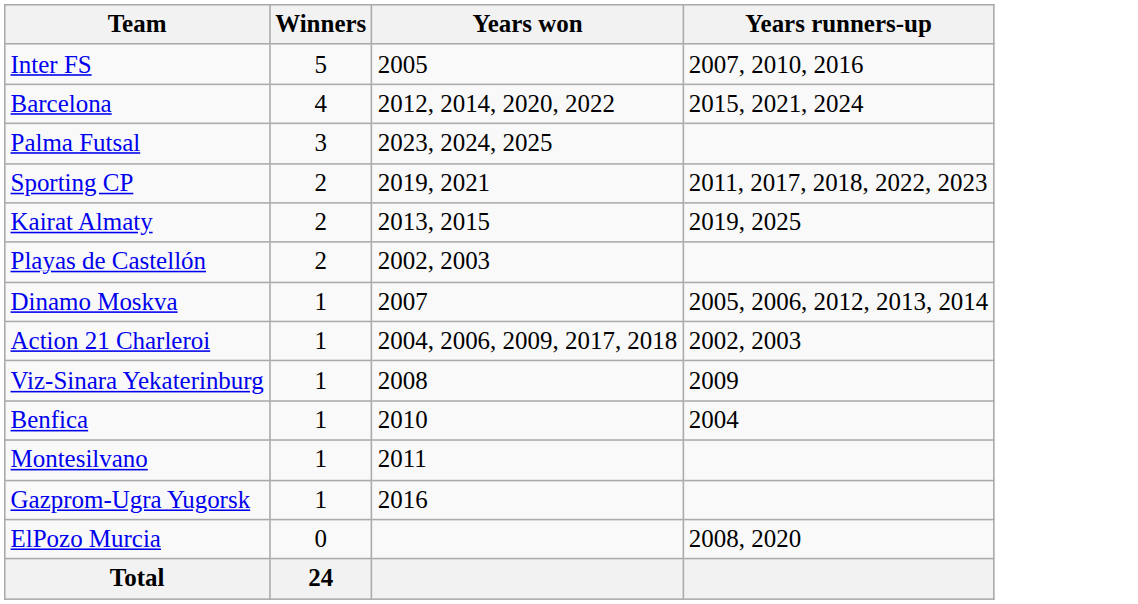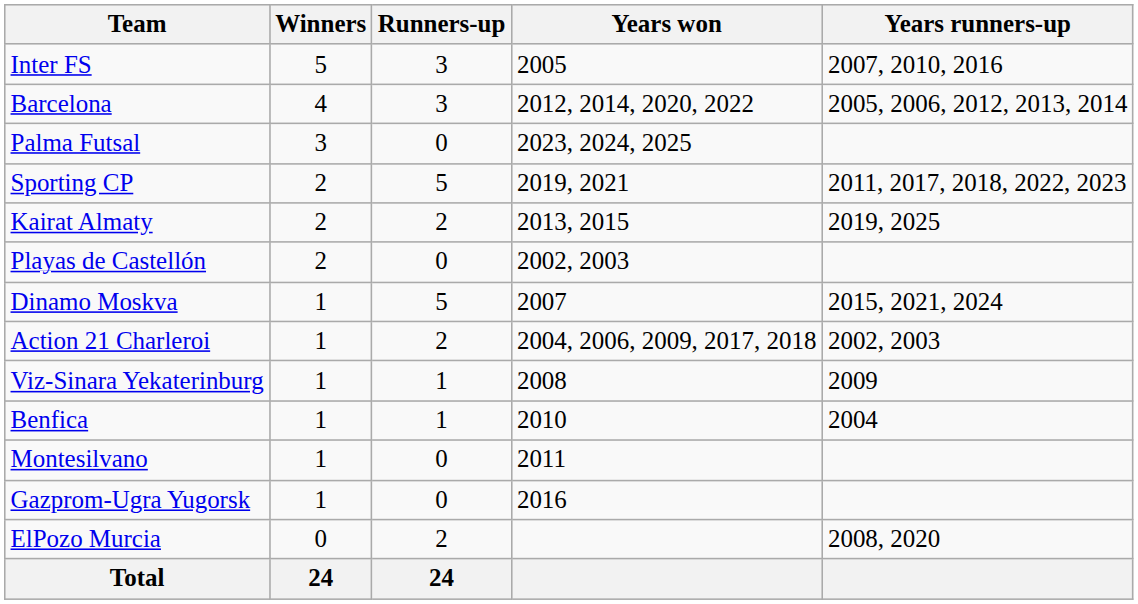+ column: (442, 24)
(776, 103) 2015, 2021, 2024 -> (978, 103) 2005, 2006, 2012, 2013, 2014
(839, 301) 2005, 2006, 2012, 2013, 2014 -> (915, 301) 2015, 2021, 2024
